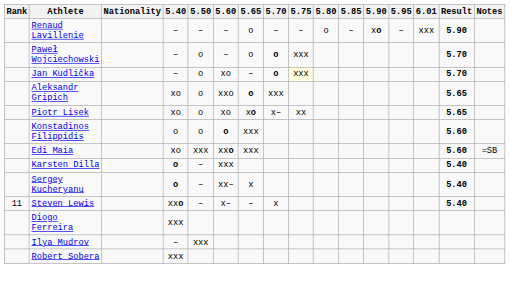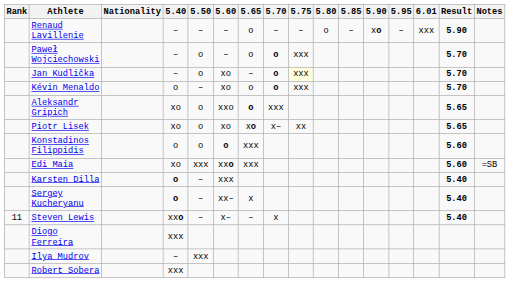+ row: (65, 88)
